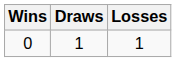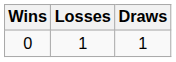columns swapped: (139, 17) <-> (79, 17)
